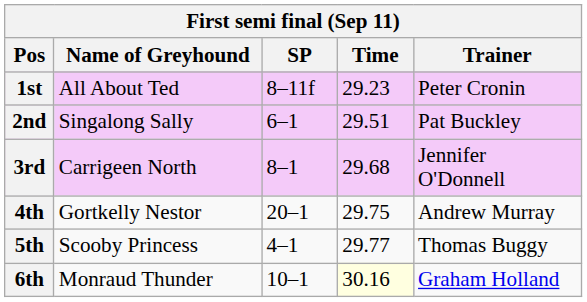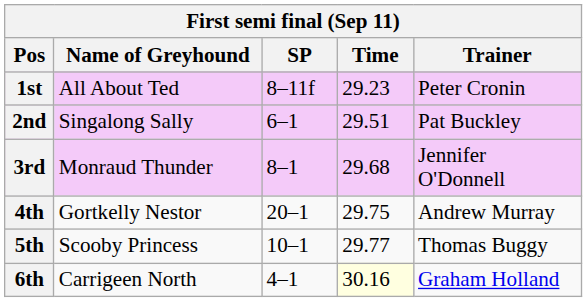(128, 167) Carrigeen North -> (136, 167) Monraud Thunder
(282, 245) 4–1 -> (288, 245) 10–1
(136, 279) Monraud Thunder -> (128, 279) Carrigeen North
(288, 279) 10–1 -> (282, 279) 4–1
